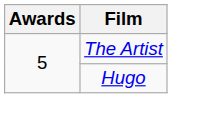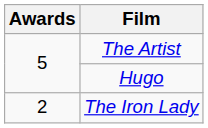+ row: (141, 107)
